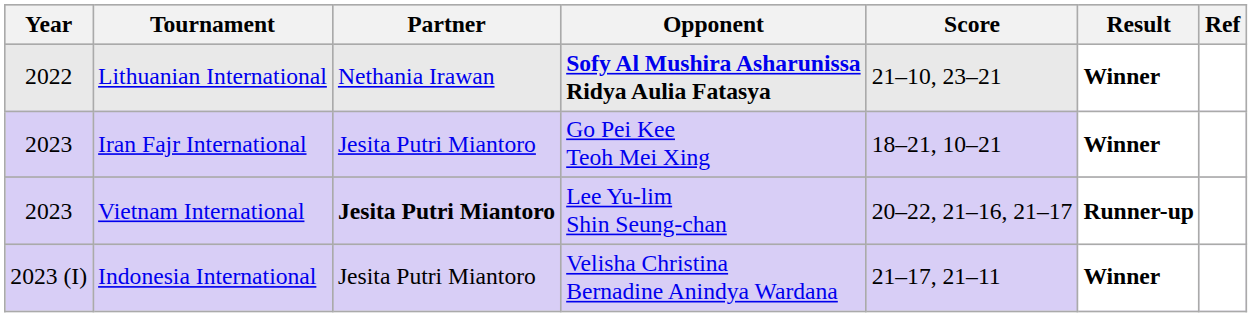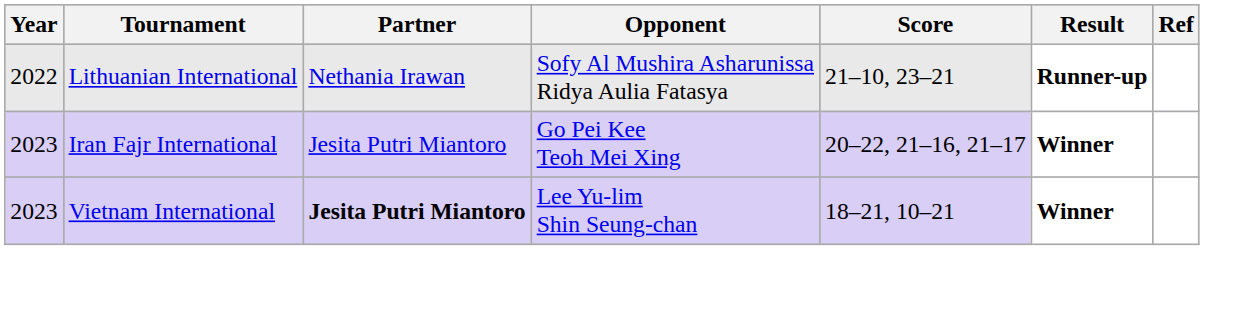(713, 77) bold -> (675, 77) normal
(1122, 77) Winner -> (1092, 77) Runner-up
(937, 144) 18–21, 10–21 -> (925, 144) 20–22, 21–16, 21–17
(972, 210) 20–22, 21–16, 21–17 -> (890, 210) 18–21, 10–21
(1139, 210) Runner-up -> (1075, 210) Winner
- row: (207, 277)
